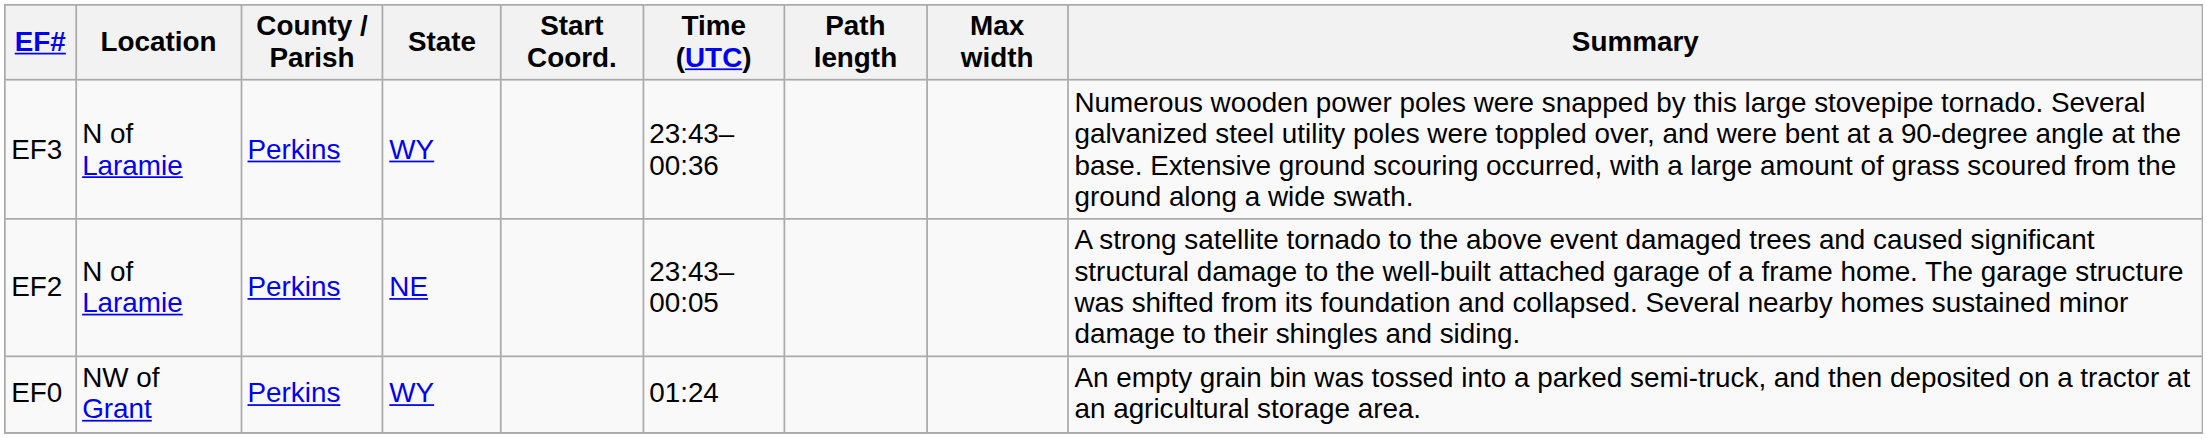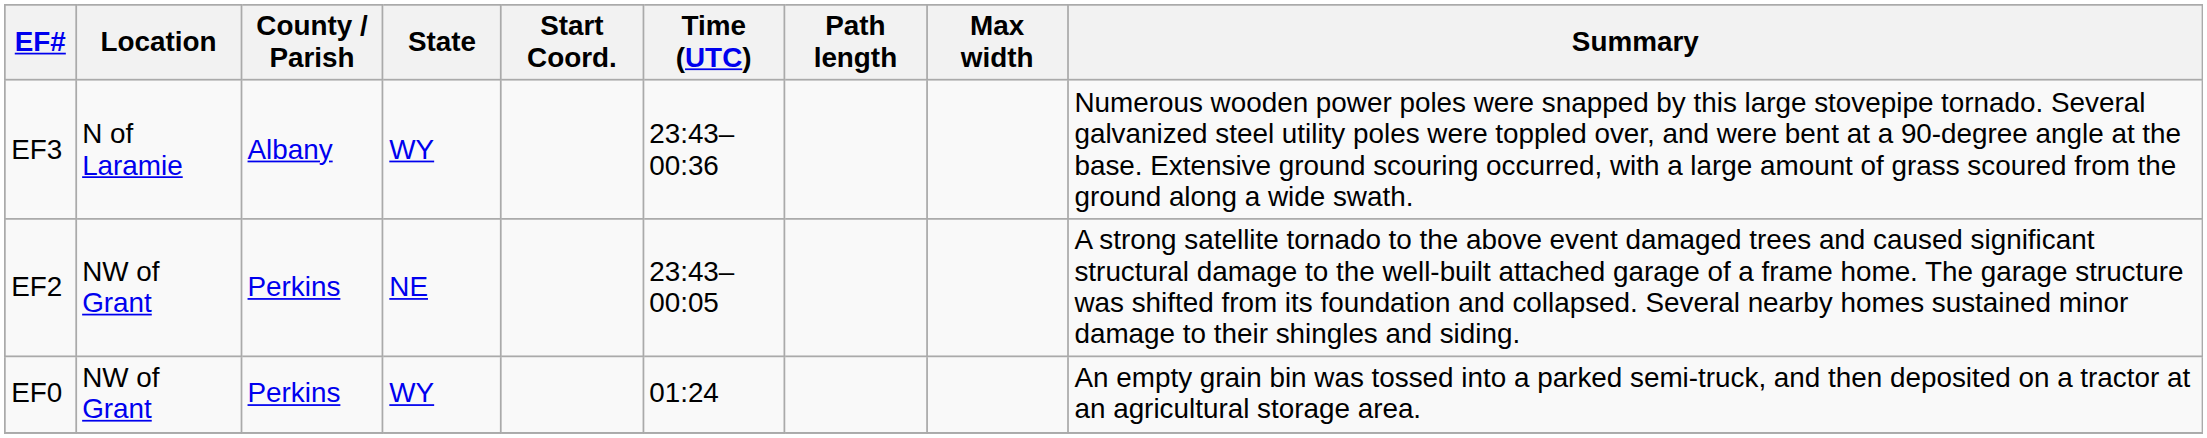(294, 149) Perkins -> (290, 149) Albany
(132, 287) N of Laramie -> (121, 287) NW of Grant
